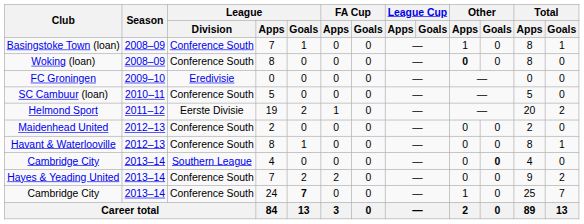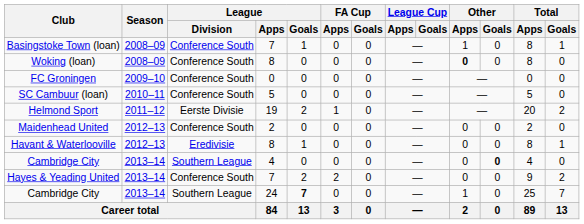(212, 78) Eredivisie -> (212, 78) Conference South
(212, 144) Conference South -> (212, 144) Eredivisie
(212, 194) Conference South -> (212, 194) Southern League
